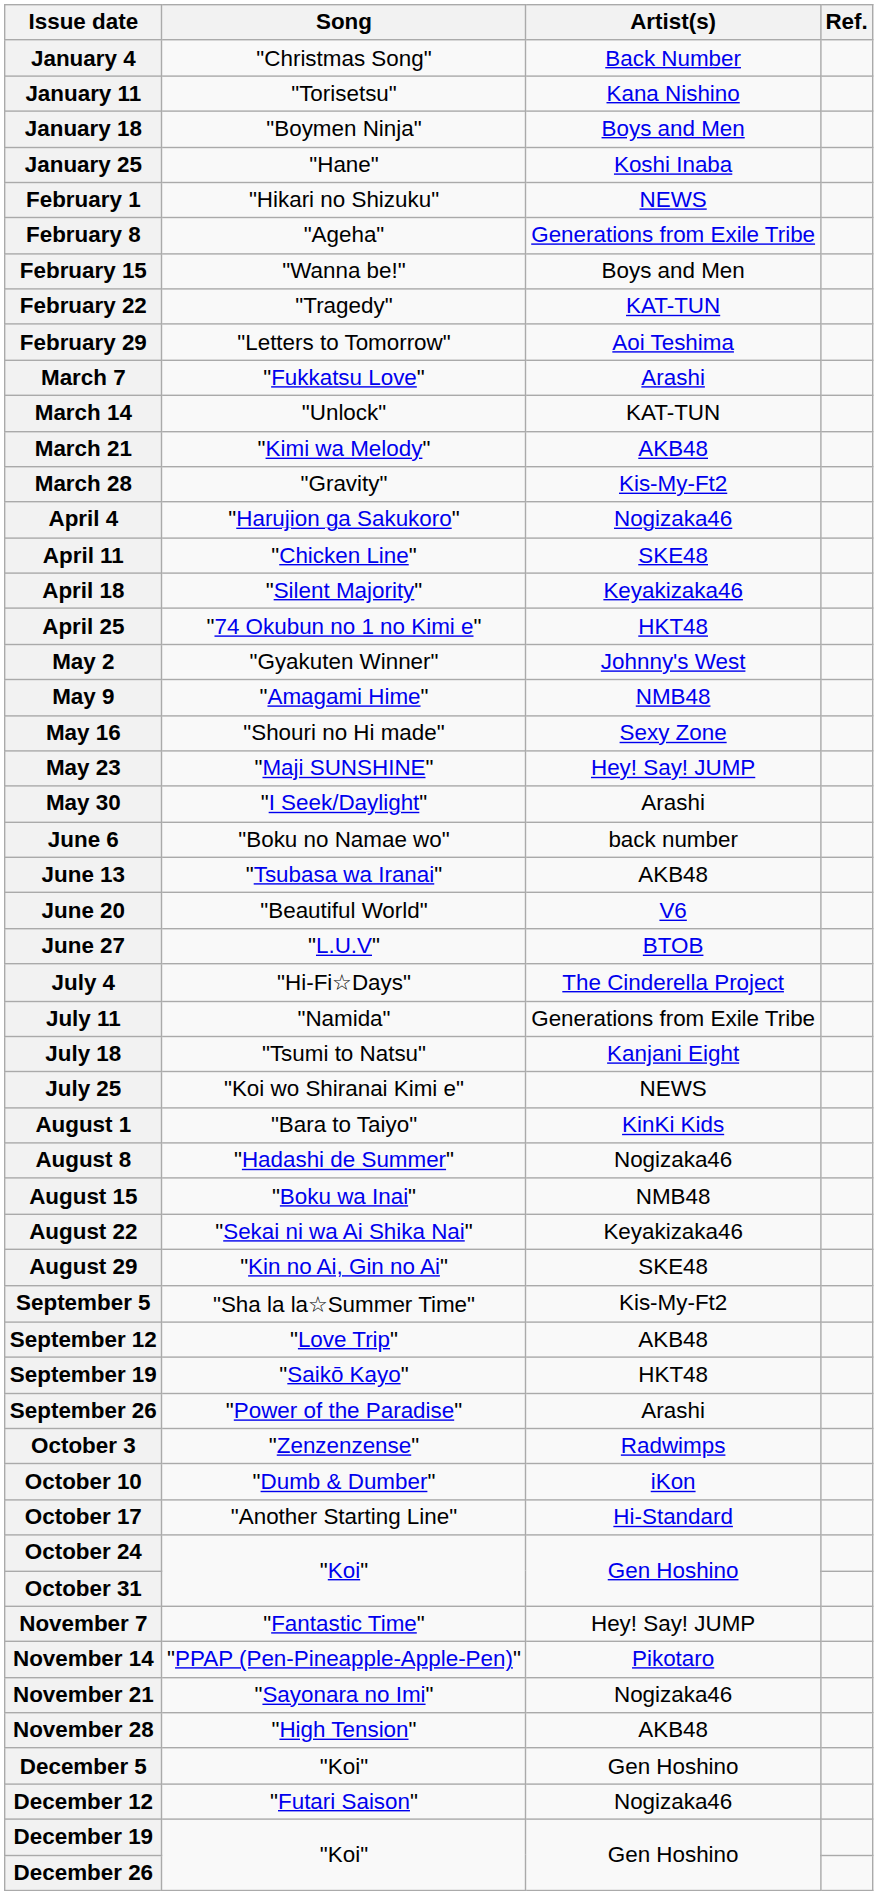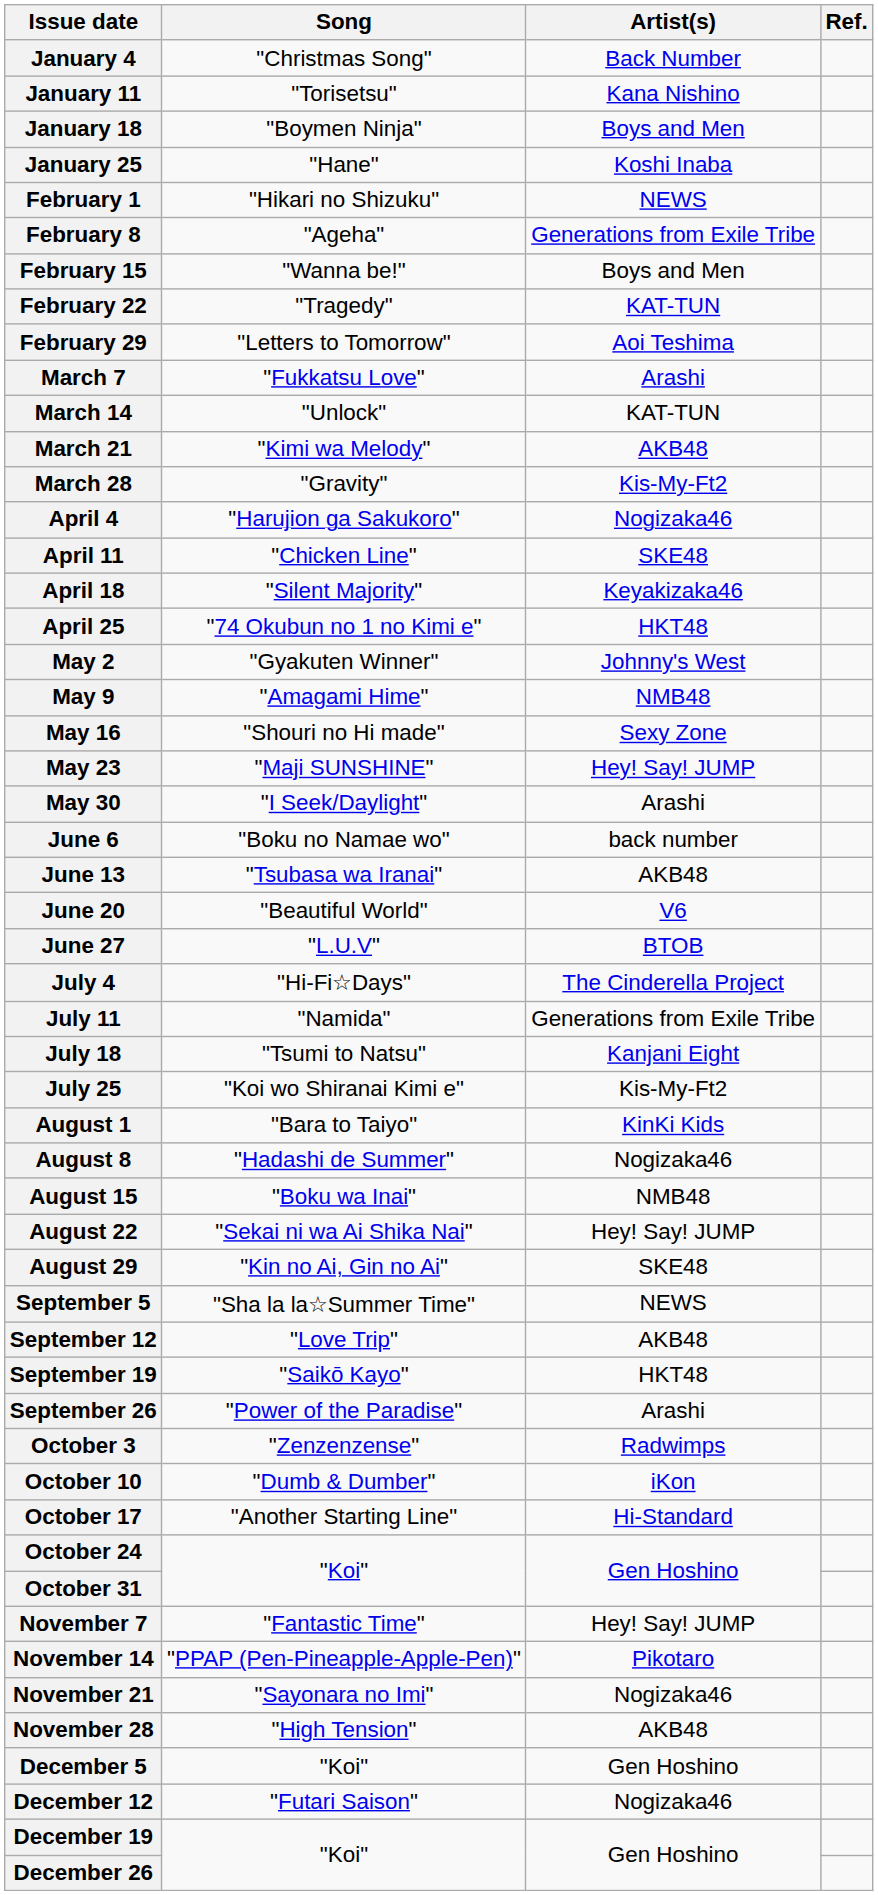(673, 1089) NEWS -> (673, 1089) Kis-My-Ft2
(673, 1231) Keyakizaka46 -> (673, 1231) Hey! Say! JUMP
(673, 1303) Kis-My-Ft2 -> (673, 1303) NEWS
